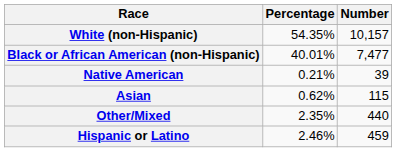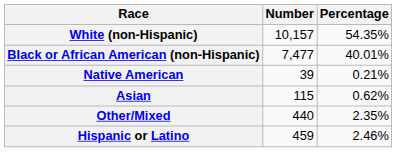columns swapped: (365, 14) <-> (300, 14)
